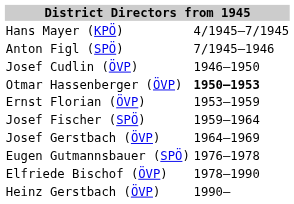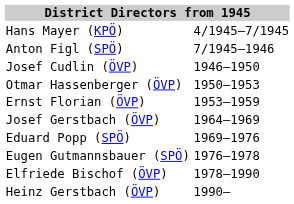(227, 84) bold -> (227, 84) normal
- row: (76, 120)
+ row: (68, 138)
